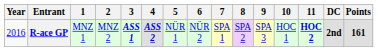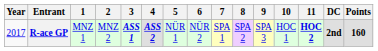(16, 32) 2016 -> (16, 32) 2017
(358, 32) 161 -> (358, 32) 160
